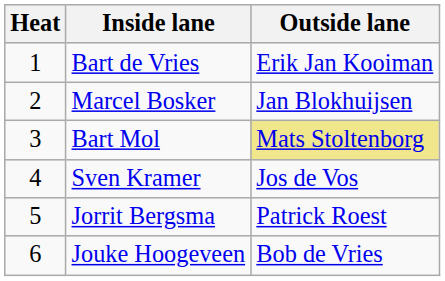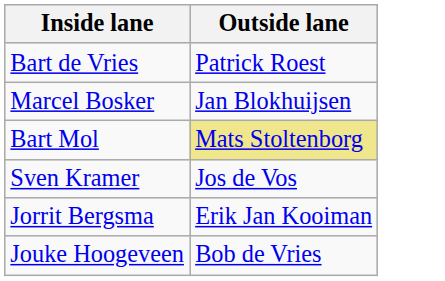- column: (35, 23)
(345, 62) Erik Jan Kooiman -> (260, 62) Patrick Roest
(322, 216) Patrick Roest -> (284, 216) Erik Jan Kooiman
